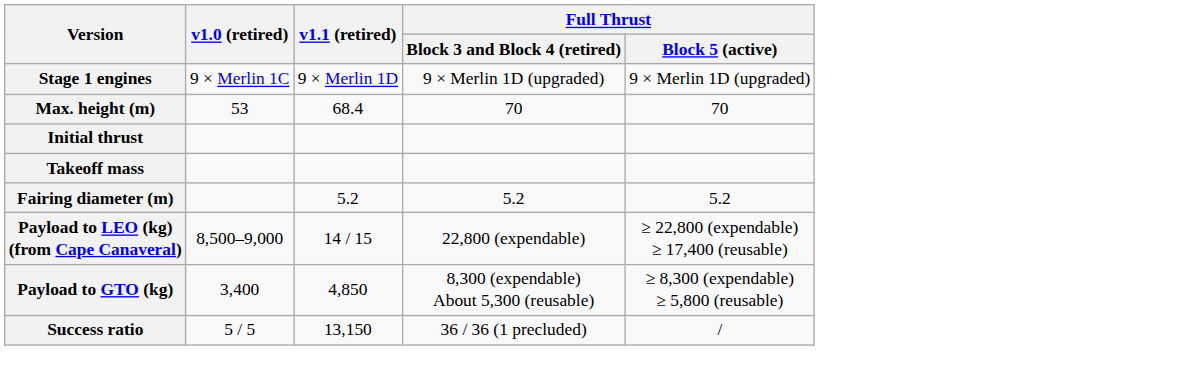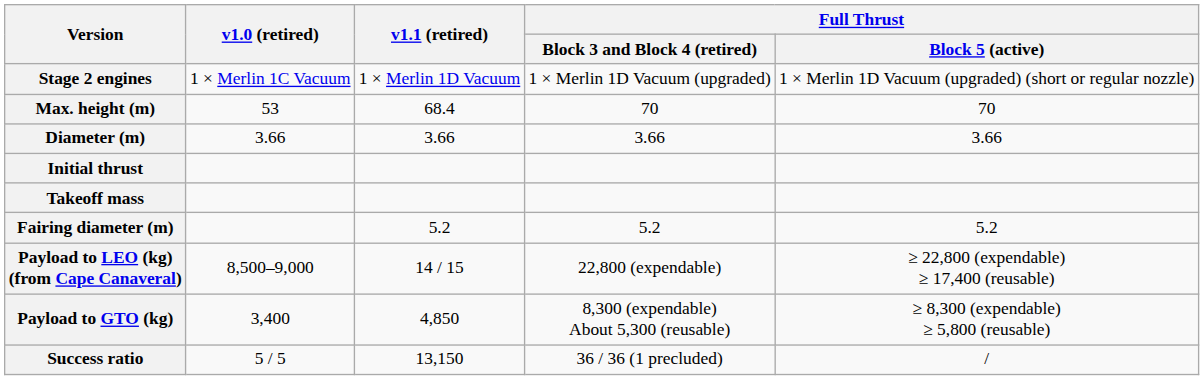- row: (95, 78)
+ row: (95, 78)
+ row: (95, 138)
